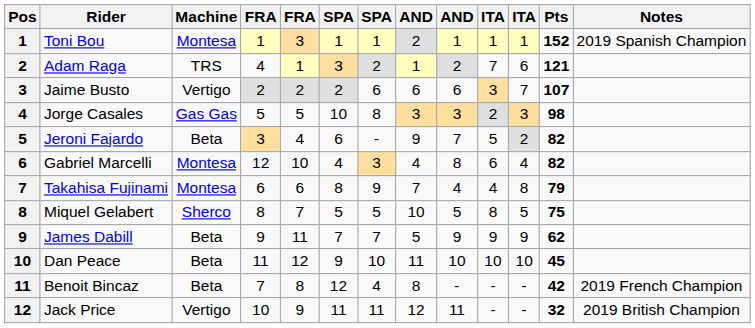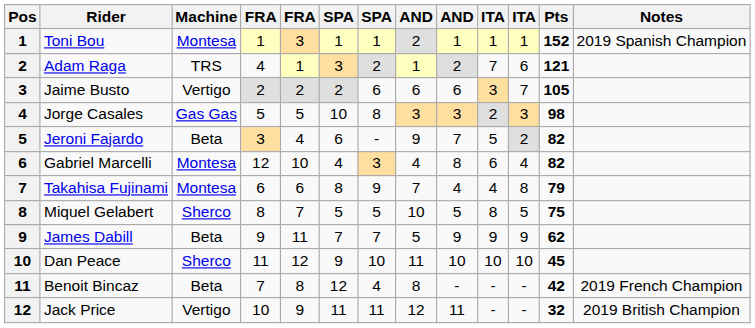(556, 90) 107 -> (556, 90) 105
(206, 261) Beta -> (206, 261) Sherco
